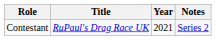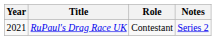columns swapped: (163, 12) <-> (27, 12)
